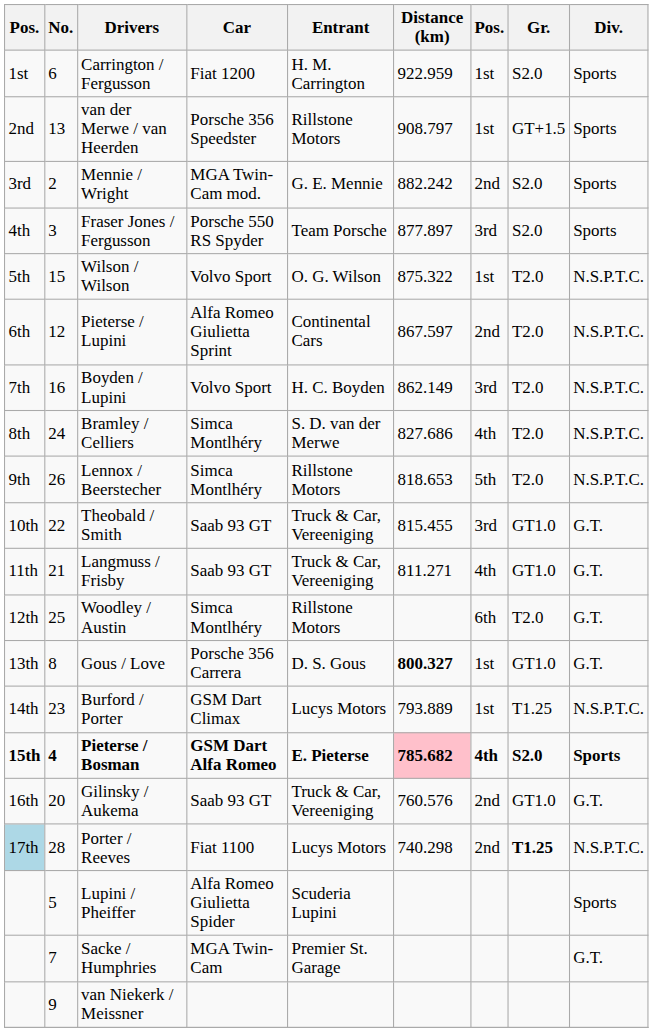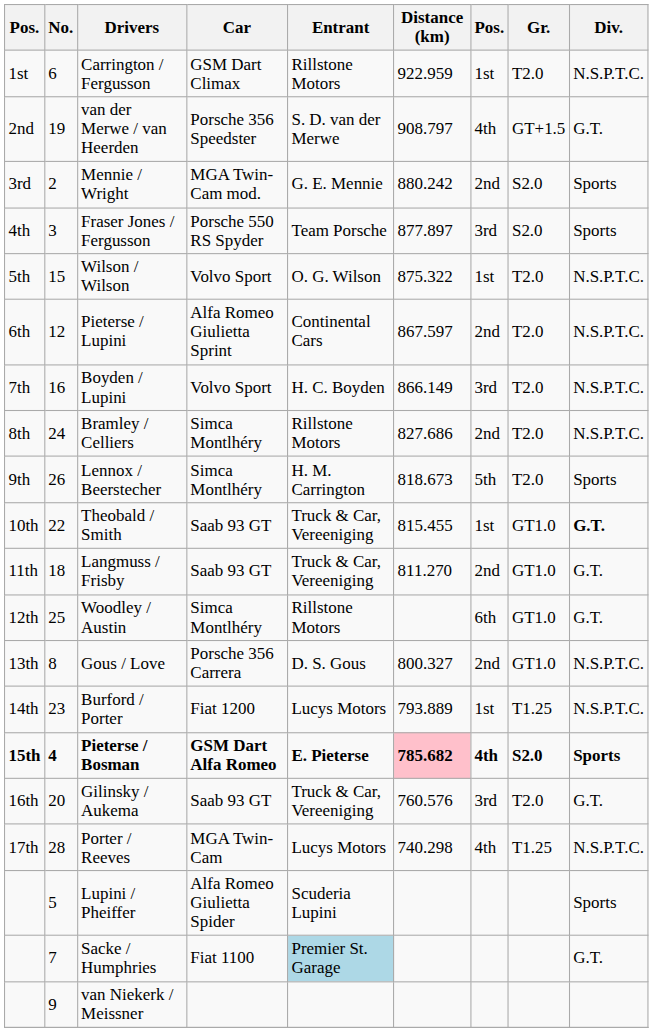(223, 73) Fiat 1200 -> (226, 73) GSM Dart Climax
(328, 73) H. M. Carrington -> (322, 73) Rillstone Motors
(527, 73) S2.0 -> (528, 73) T2.0
(595, 73) Sports -> (609, 73) N.S.P.T.C.
(57, 128) 13 -> (57, 128) 19
(322, 128) Rillstone Motors -> (336, 128) S. D. van der Merwe
(484, 128) 1st -> (485, 128) 4th
(595, 128) Sports -> (588, 128) G.T.
(425, 184) 882.242 -> (425, 184) 880.242
(425, 387) 862.149 -> (425, 387) 866.149
(336, 433) S. D. van der Merwe -> (322, 433) Rillstone Motors
(485, 433) 4th -> (487, 433) 2nd
(322, 479) Rillstone Motors -> (328, 479) H. M. Carrington
(425, 479) 818.653 -> (425, 479) 818.673
(609, 479) N.S.P.T.C. -> (595, 479) Sports
(486, 525) 3rd -> (484, 525) 1st
(588, 525) normal -> (589, 525) bold
(57, 571) 21 -> (57, 571) 18
(425, 571) 811.271 -> (425, 571) 811.270
(485, 571) 4th -> (487, 571) 2nd
(528, 617) T2.0 -> (534, 617) GT1.0
(425, 663) bold -> (425, 663) normal
(484, 663) 1st -> (487, 663) 2nd
(588, 663) G.T. -> (609, 663) N.S.P.T.C.
(226, 709) GSM Dart Climax -> (223, 709) Fiat 1200
(487, 801) 2nd -> (486, 801) 3rd
(534, 801) GT1.0 -> (528, 801) T2.0
(24, 847) lightblue background -> (24, 847) no background
(222, 847) Fiat 1100 -> (232, 847) MGA Twin-Cam
(487, 847) 2nd -> (485, 847) 4th
(532, 847) bold -> (532, 847) normal
(232, 958) MGA Twin-Cam -> (222, 958) Fiat 1100
(330, 958) no background -> (330, 958) lightblue background
